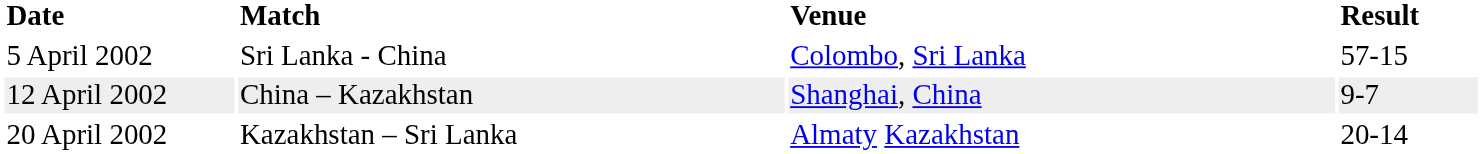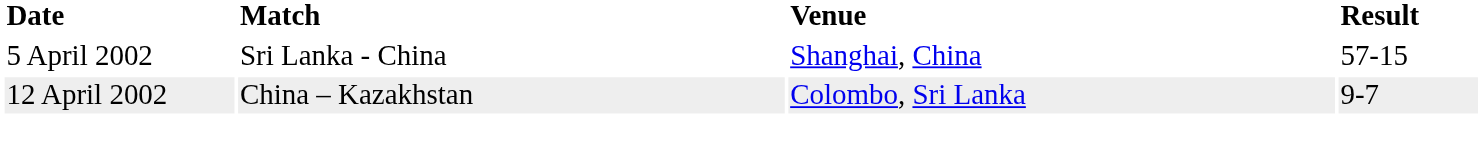(908, 55) Colombo, Sri Lanka -> (886, 55) Shanghai, China
(886, 94) Shanghai, China -> (908, 94) Colombo, Sri Lanka
- row: (87, 134)
